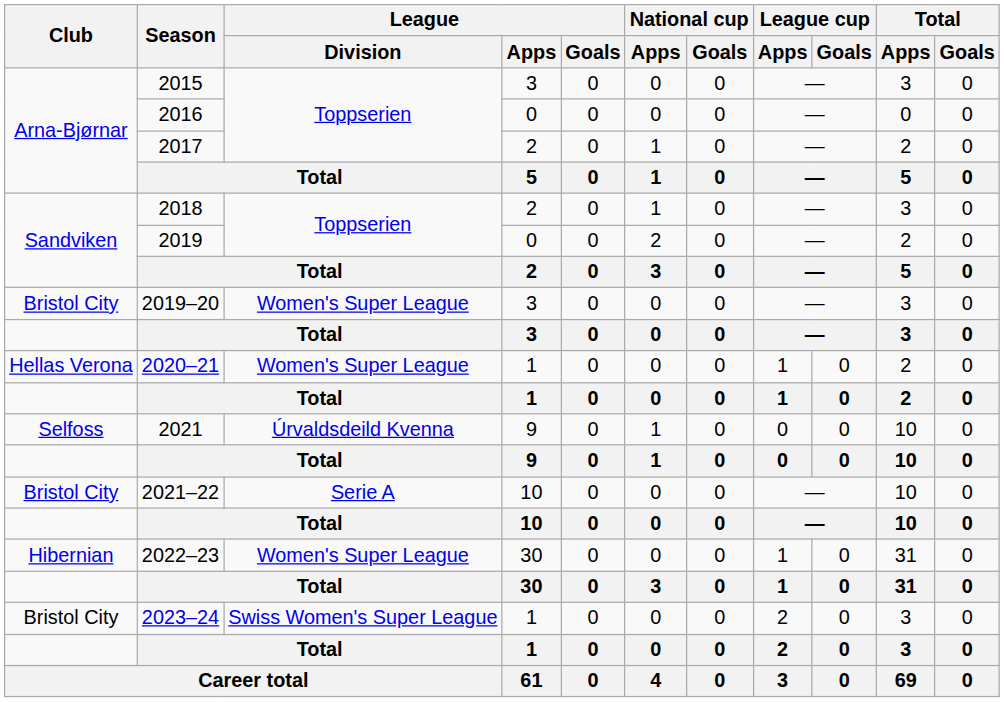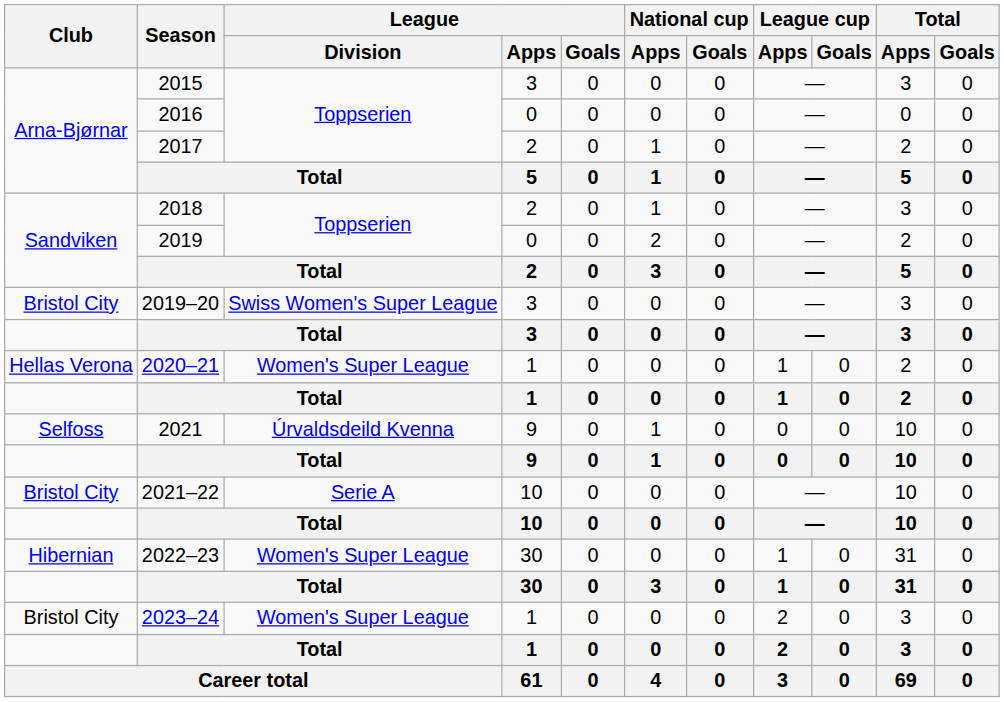(363, 303) Women's Super League -> (363, 303) Swiss Women's Super League
(363, 618) Swiss Women's Super League -> (363, 618) Women's Super League
